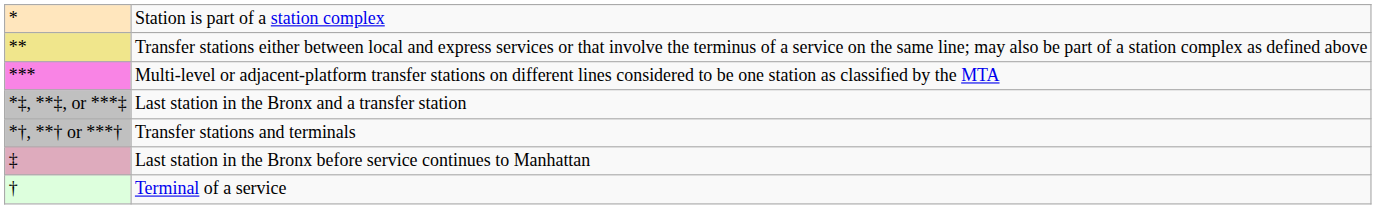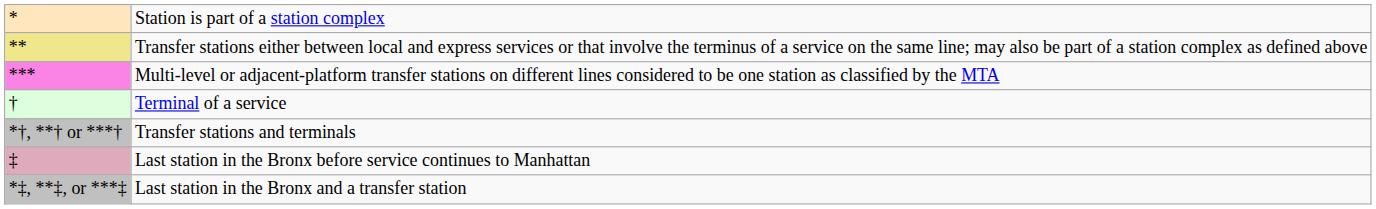rows swapped: (211, 189) <-> (301, 103)
